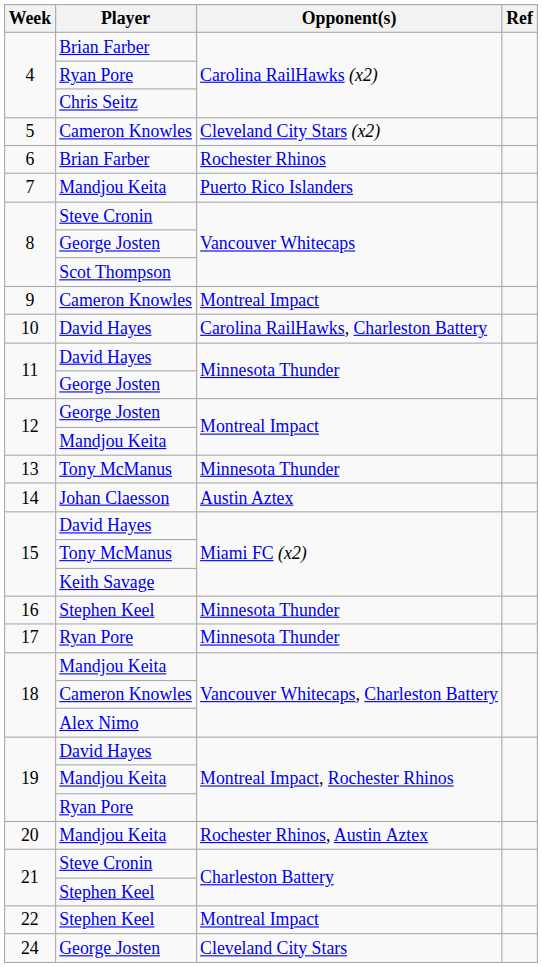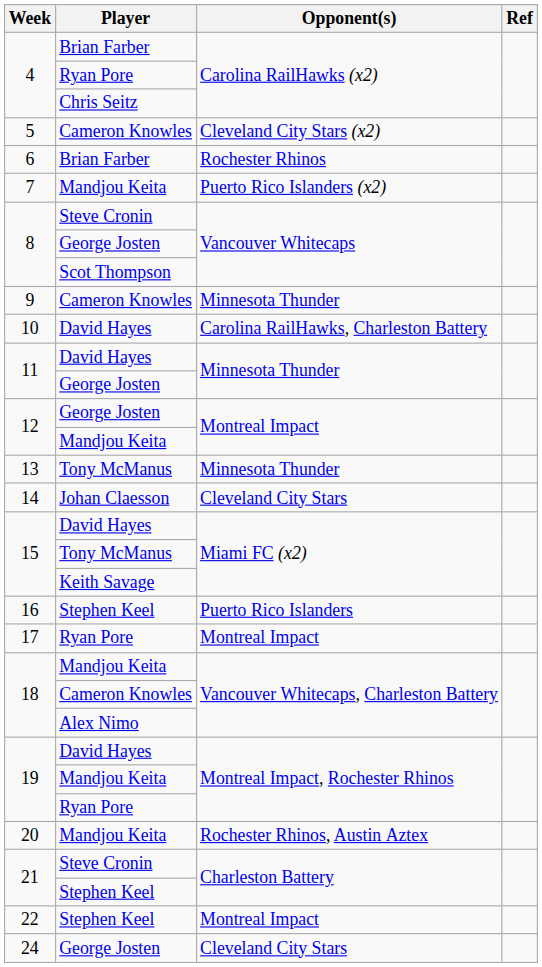(277, 187) Puerto Rico Islanders -> (293, 187) Puerto Rico Islanders (x2)
(260, 300) Montreal Impact -> (270, 300) Minnesota Thunder
(247, 497) Austin Aztex -> (274, 497) Cleveland City Stars
(270, 610) Minnesota Thunder -> (277, 610) Puerto Rico Islanders
(270, 638) Minnesota Thunder -> (260, 638) Montreal Impact
